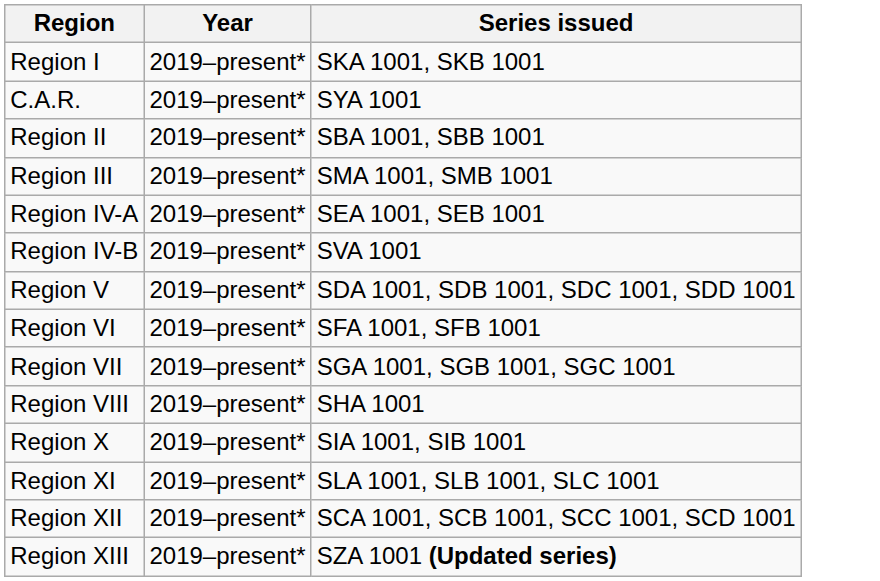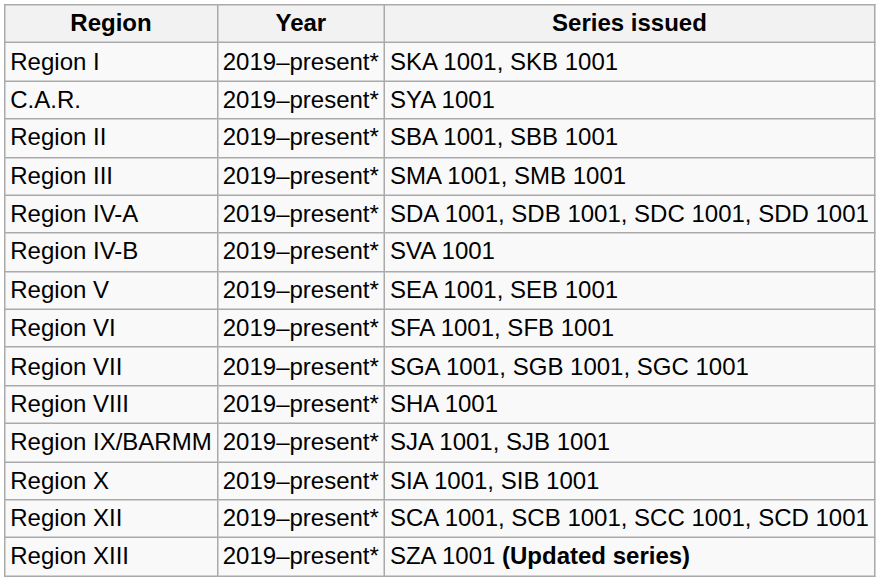(431, 213) SEA 1001, SEB 1001 -> (629, 213) SDA 1001, SDB 1001, SDC 1001, SDD 1001
(556, 289) SDA 1001, SDB 1001, SDC 1001, SDD 1001 -> (504, 289) SEA 1001, SEB 1001
+ row: (111, 442)
- row: (63, 480)
